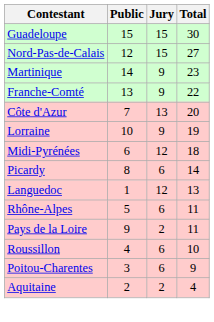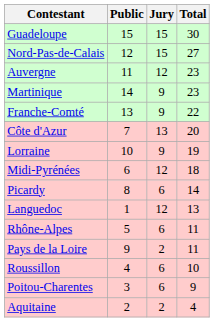+ row: (31, 72)
